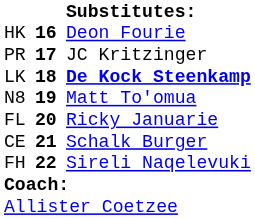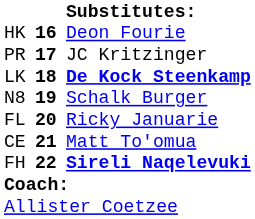(131, 99) Matt To'omua -> (137, 99) Schalk Burger
(137, 142) Schalk Burger -> (131, 142) Matt To'omua
(158, 164) normal -> (158, 164) bold
